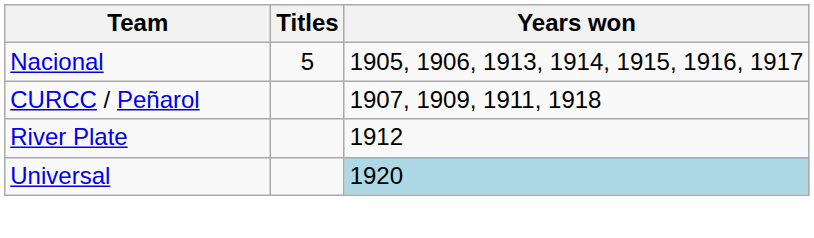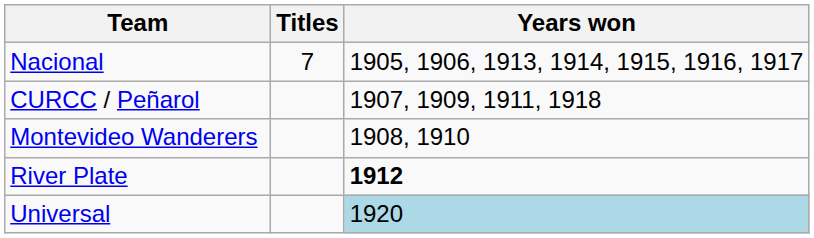(307, 61) 5 -> (307, 61) 7
+ row: (134, 137)
(376, 137) normal -> (376, 175) bold
